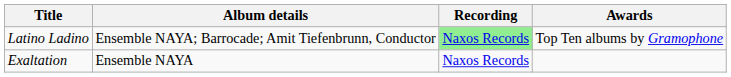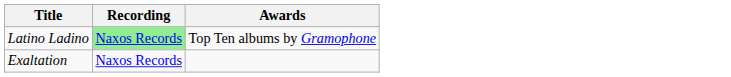- column: (266, 15)
